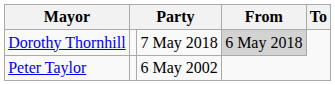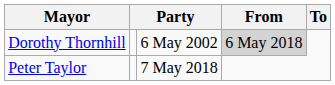(179, 42) 7 May 2018 -> (179, 42) 6 May 2002
(179, 67) 6 May 2002 -> (179, 67) 7 May 2018
